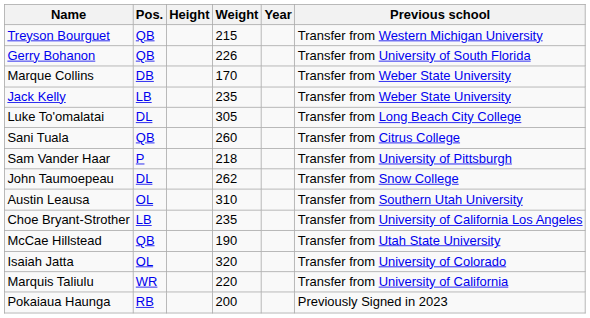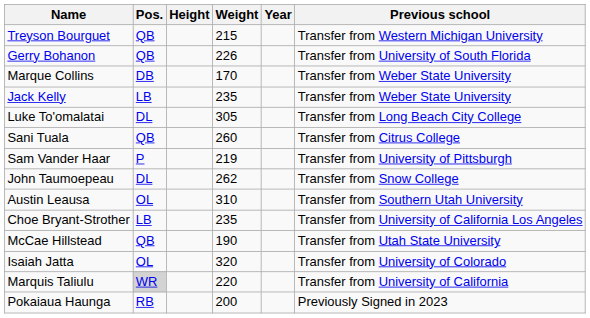(226, 158) 218 -> (226, 158) 219
(147, 281) no background -> (147, 281) lightgrey background
